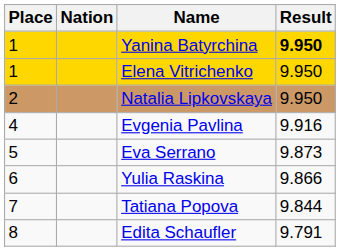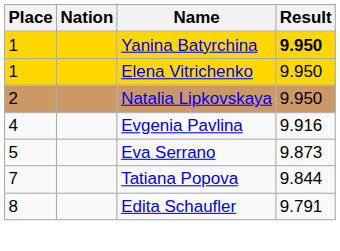- row: (173, 179)
